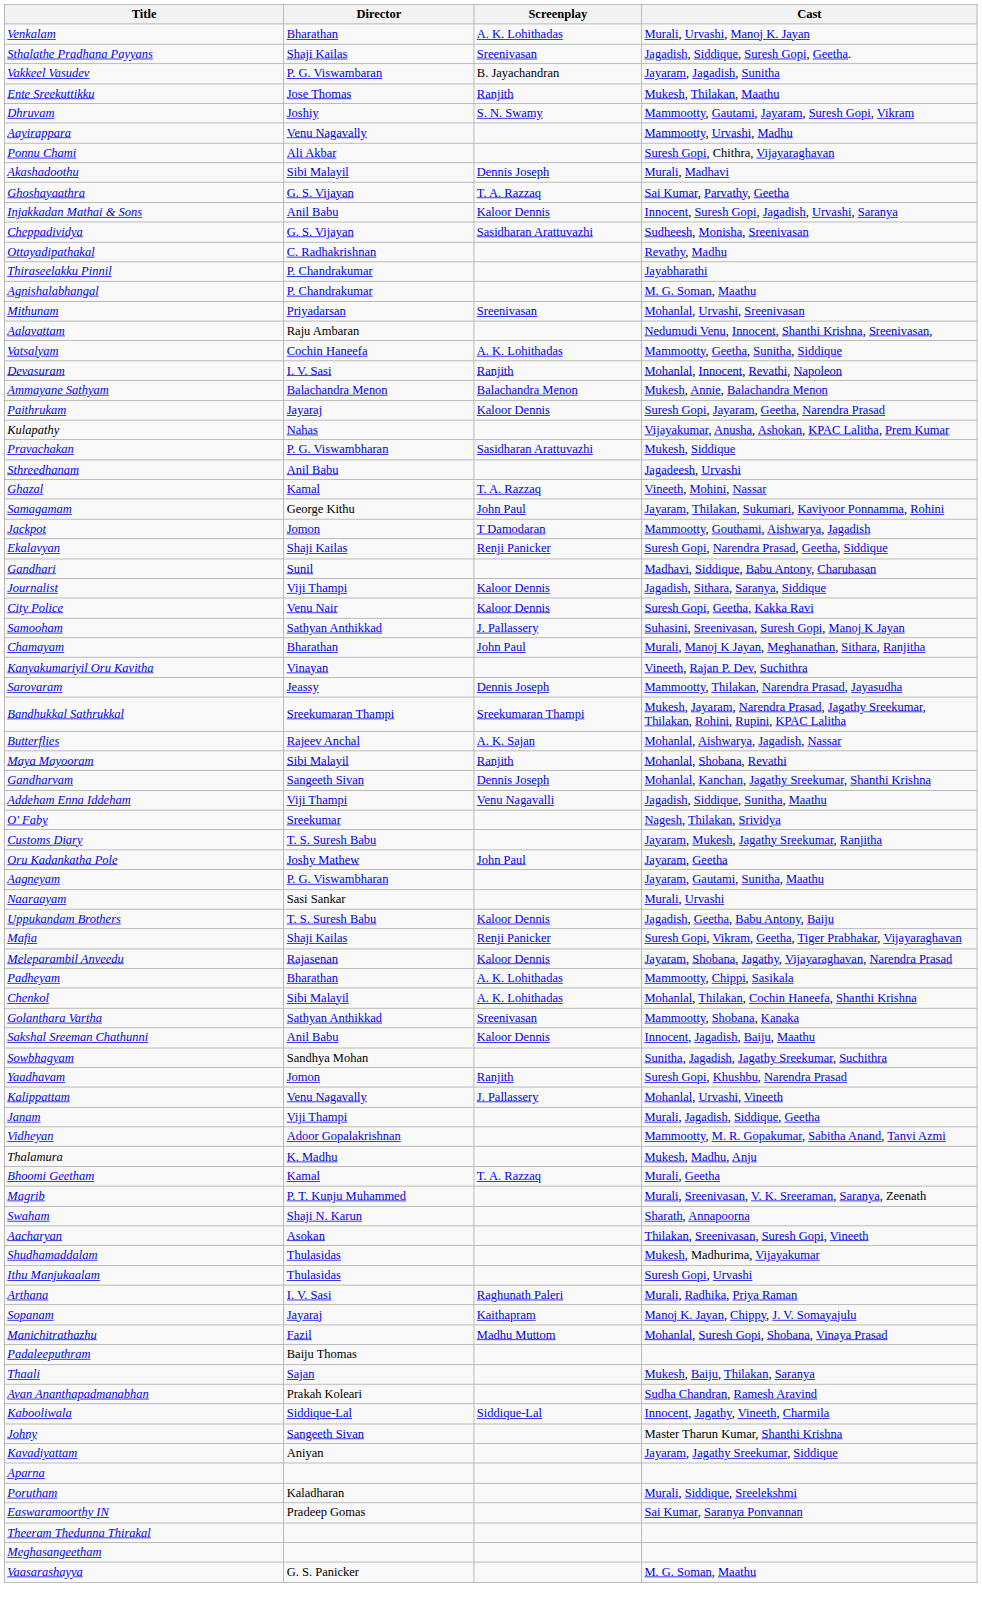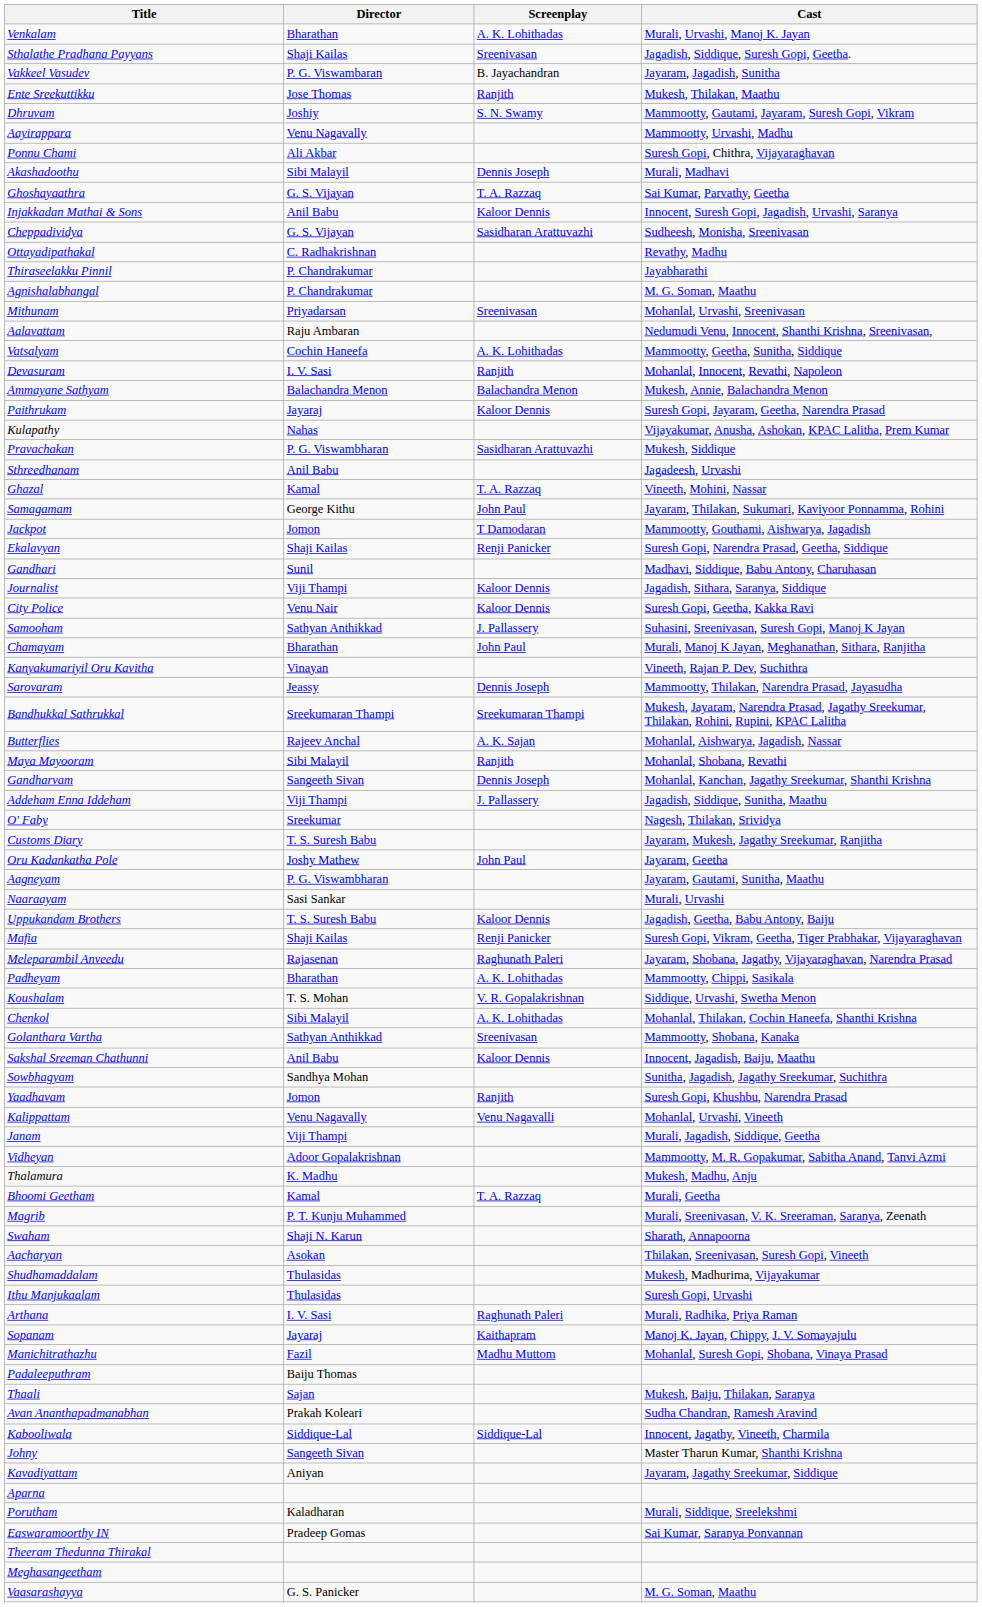(515, 800) Venu Nagavalli -> (508, 800) J. Pallassery
(513, 958) Kaloor Dennis -> (520, 958) Raghunath Paleri
+ row: (36, 998)
(508, 1097) J. Pallassery -> (515, 1117) Venu Nagavalli
